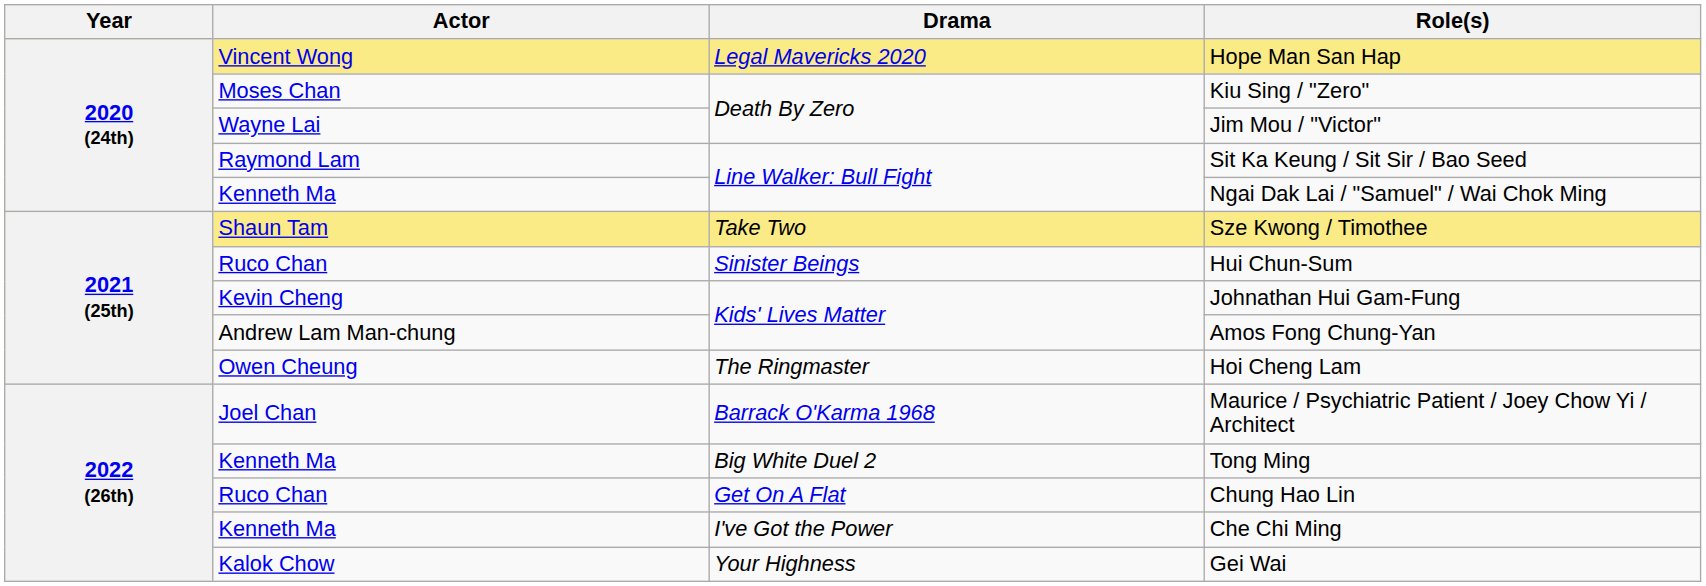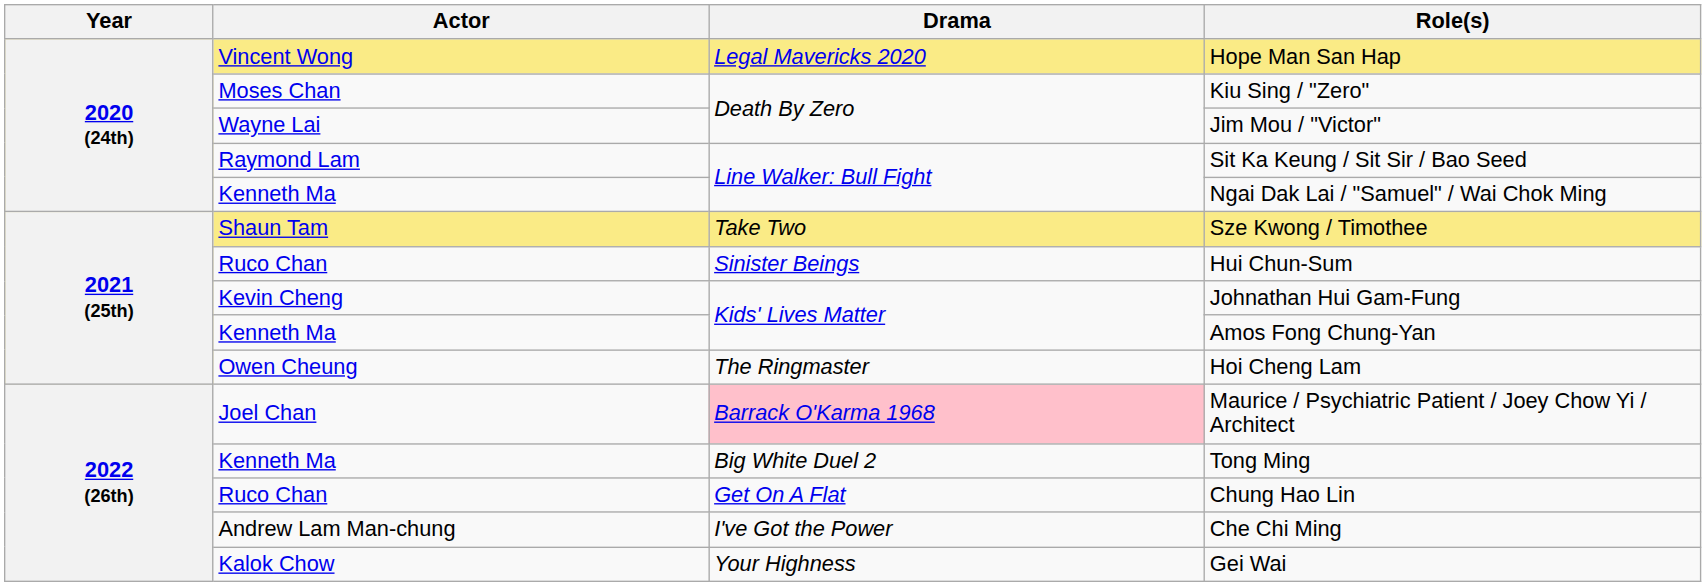(337, 332) Andrew Lam Man-chung -> (277, 332) Kenneth Ma
(824, 413) no background -> (824, 413) pink background
(277, 529) Kenneth Ma -> (337, 529) Andrew Lam Man-chung
